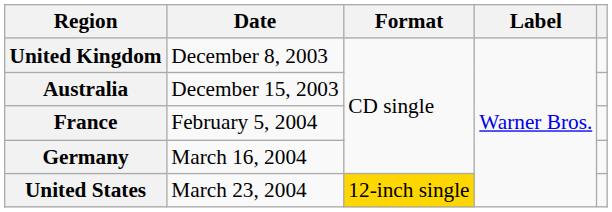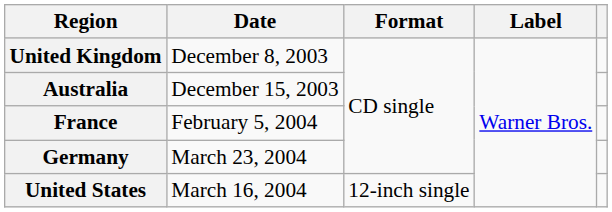(239, 156) March 16, 2004 -> (239, 156) March 23, 2004
(239, 190) March 23, 2004 -> (239, 190) March 16, 2004
(409, 190) gold background -> (409, 190) no background
